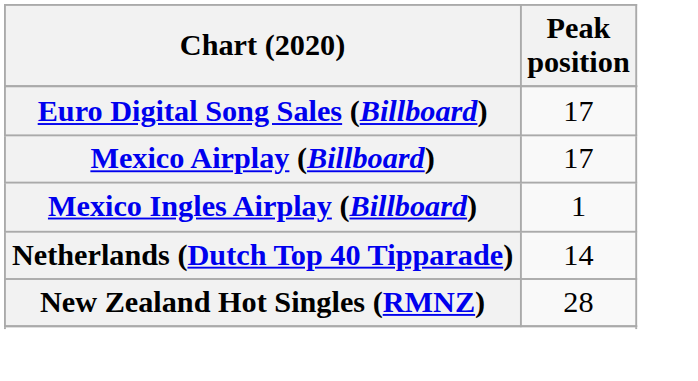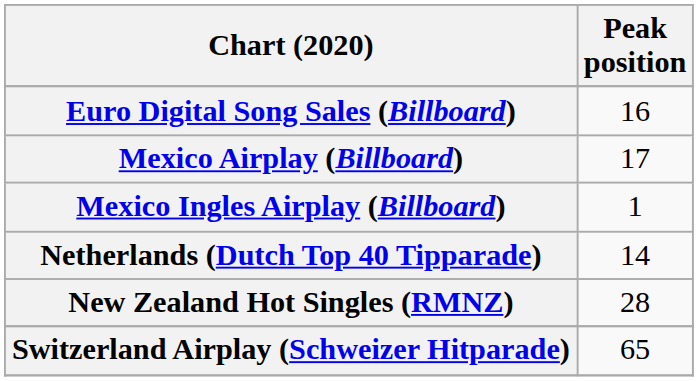(578, 110) 17 -> (635, 110) 16
+ row: (291, 350)
